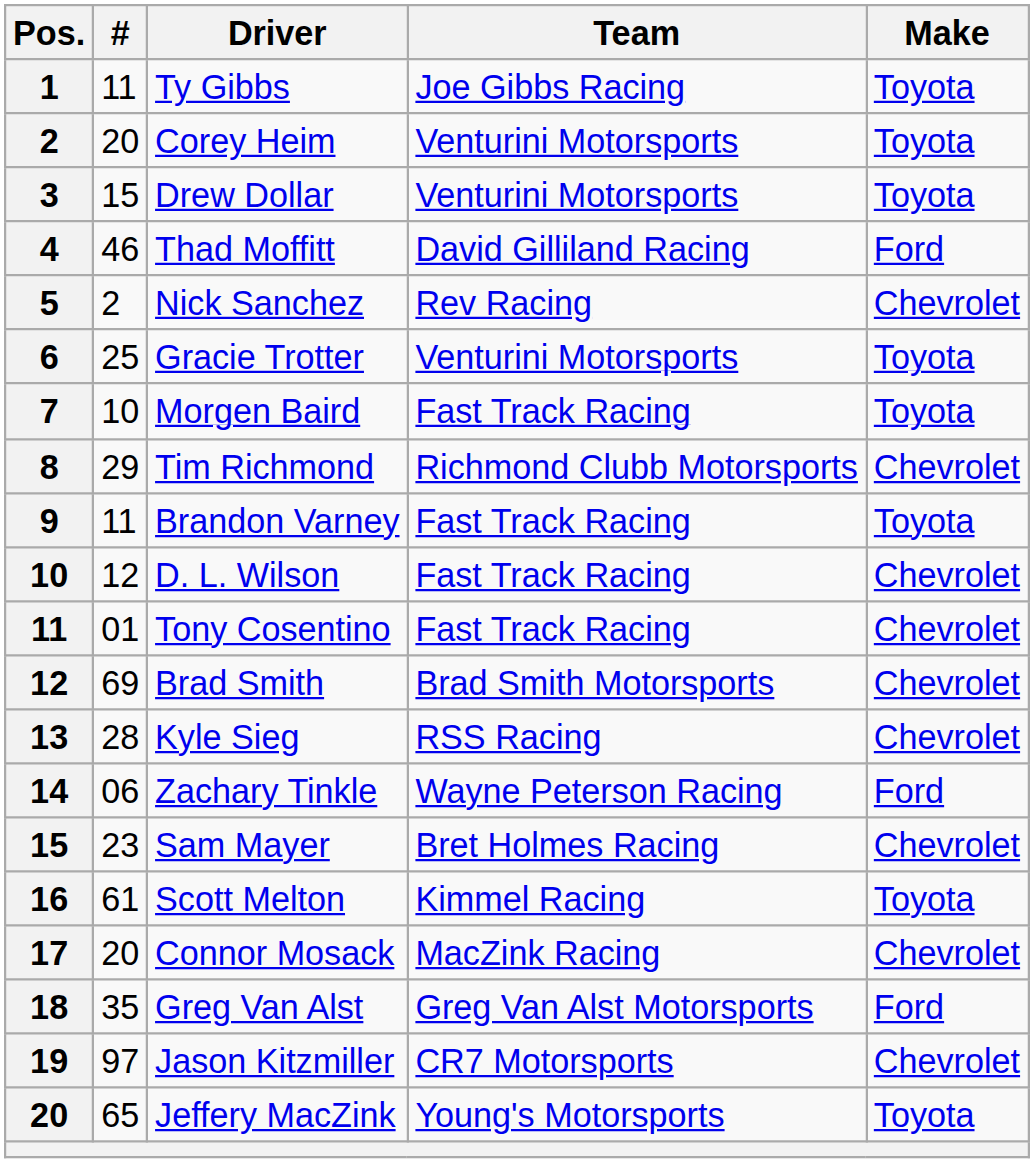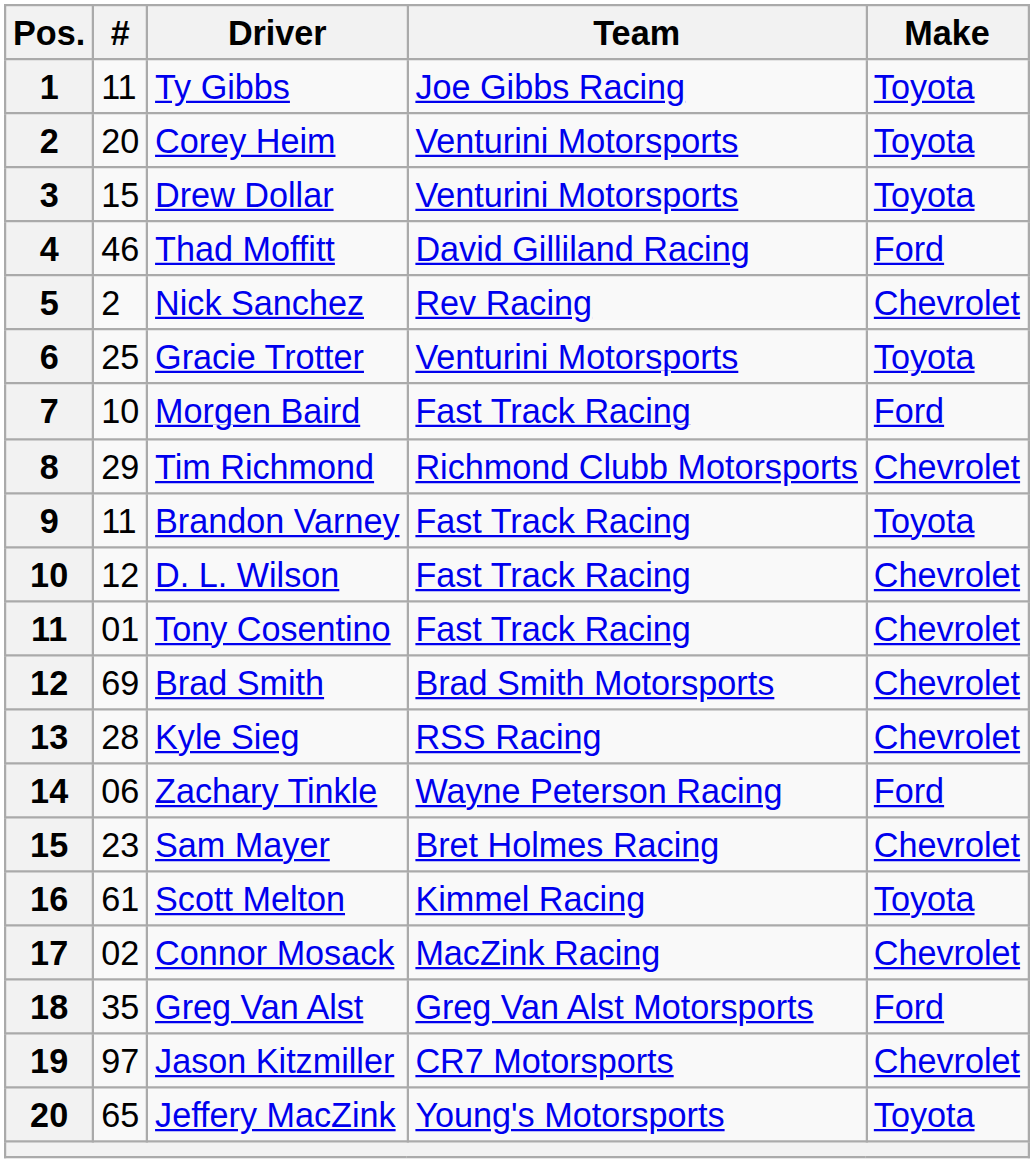(924, 411) Toyota -> (909, 411) Ford
(120, 953) 20 -> (120, 953) 02
